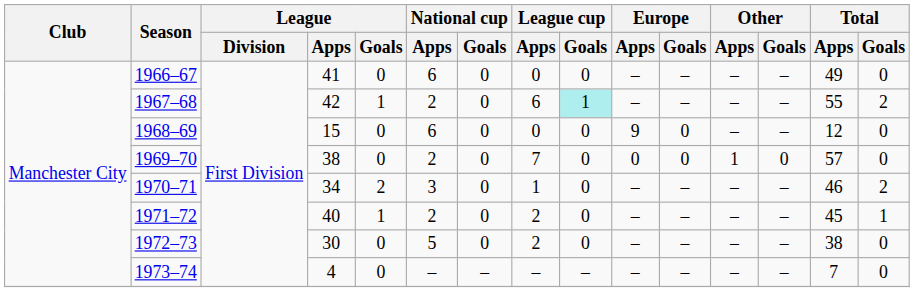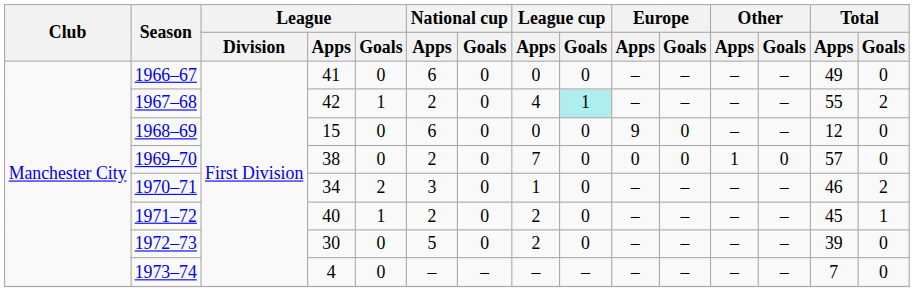(536, 103) 6 -> (536, 103) 4
(834, 243) 38 -> (834, 243) 39
